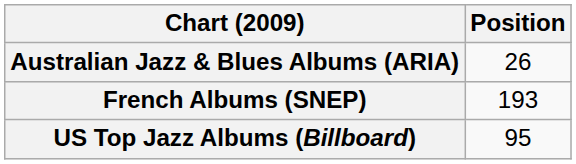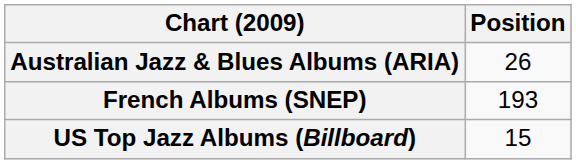(518, 138) 95 -> (518, 138) 15
